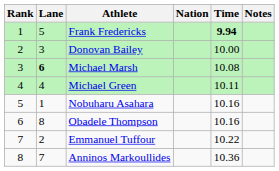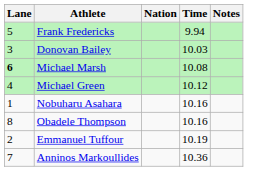- column: (20, 13)
(227, 31) bold -> (195, 31) normal
(227, 49) 10.00 -> (195, 49) 10.03
(227, 85) 10.11 -> (195, 85) 10.12
(227, 139) 10.22 -> (195, 139) 10.19
